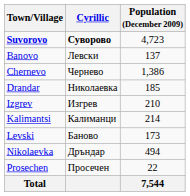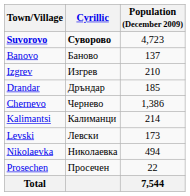(83, 55) Левски -> (83, 55) Баново
rows swapped: (26, 71) <-> (20, 103)
(93, 87) Николаевка -> (86, 87) Дръндар
(83, 135) Баново -> (83, 135) Левски
(86, 151) Дръндар -> (93, 151) Николаевка
